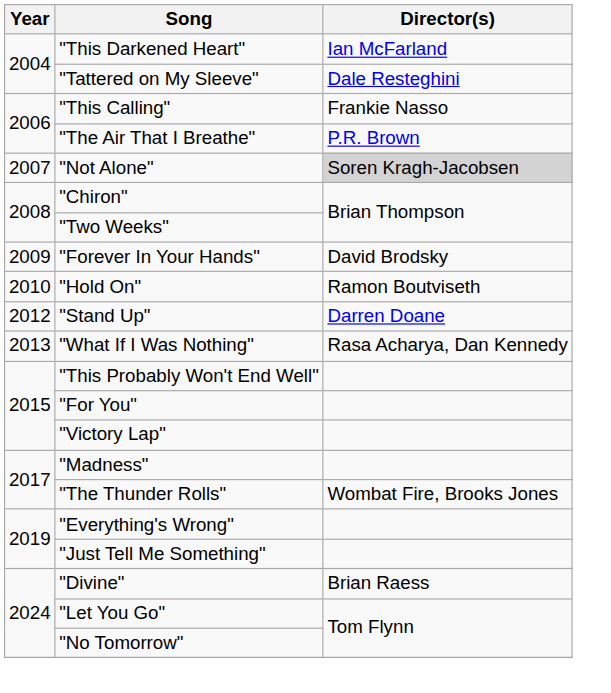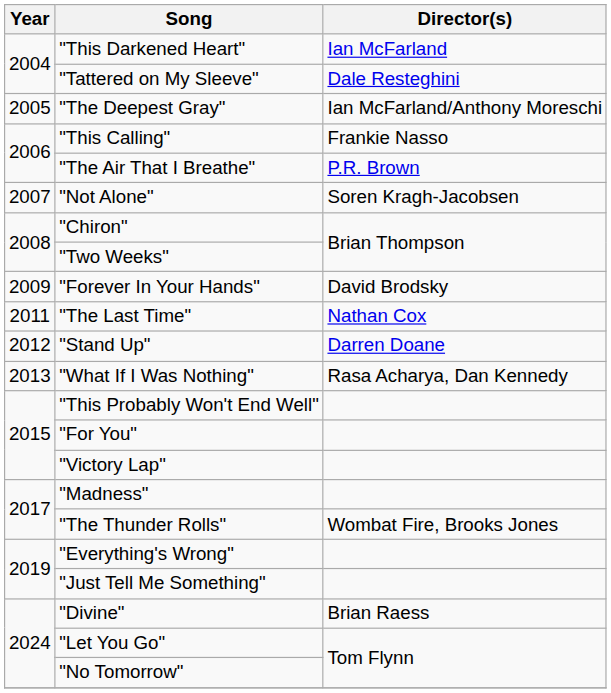+ row: (142, 108)
(423, 167) lightgrey background -> (423, 197) no background
- row: (100, 286)
+ row: (125, 316)
